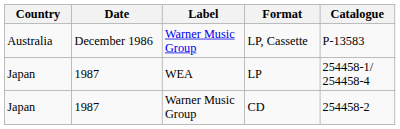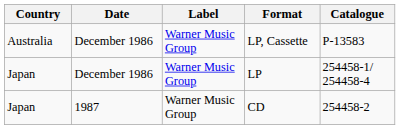(87, 74) 1987 -> (114, 74) December 1986
(179, 74) WEA -> (200, 74) Warner Music Group
